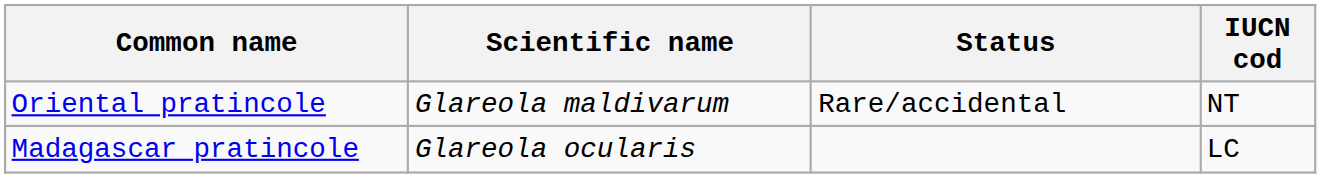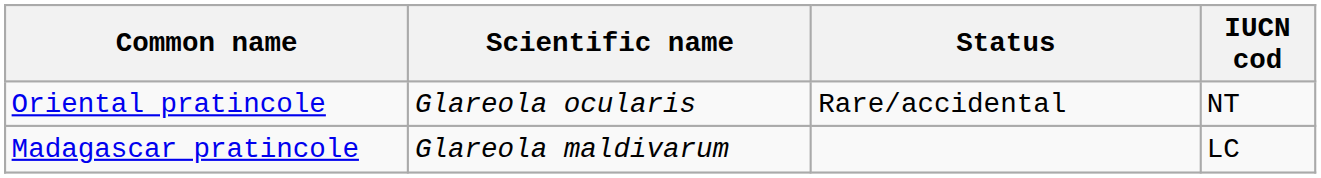(572, 104) Glareola maldivarum -> (555, 104) Glareola ocularis
(555, 149) Glareola ocularis -> (572, 149) Glareola maldivarum
